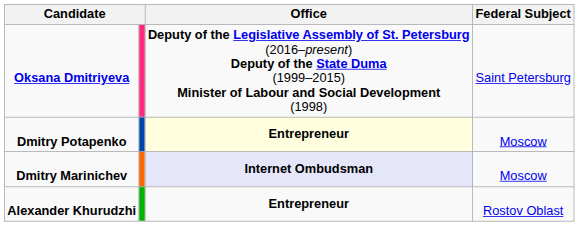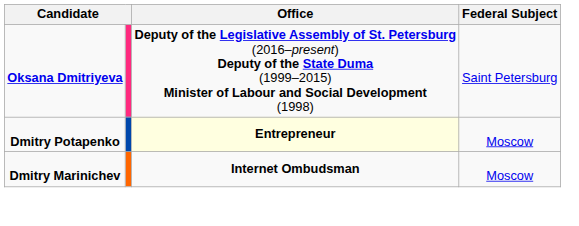(309, 169) lavender background -> (295, 169) no background
- row: (72, 211)
